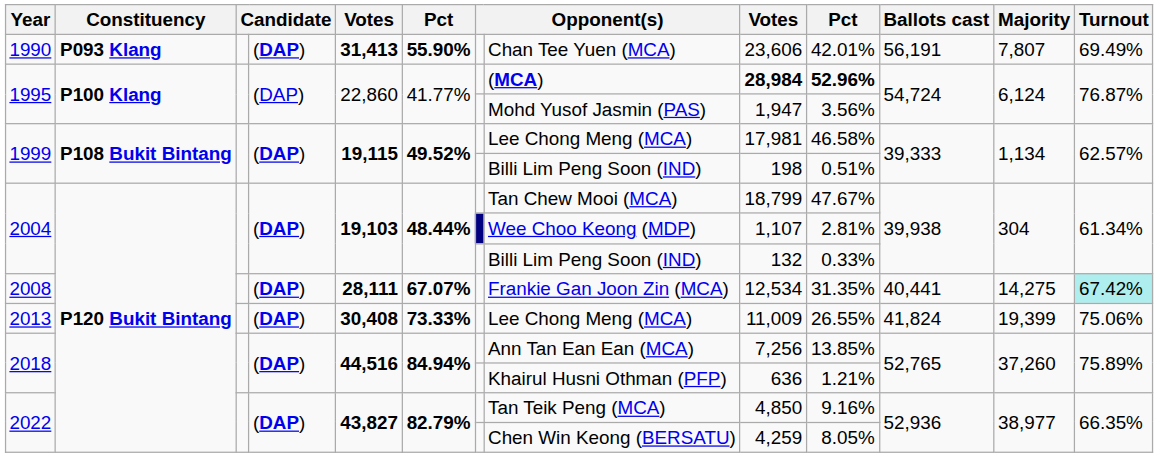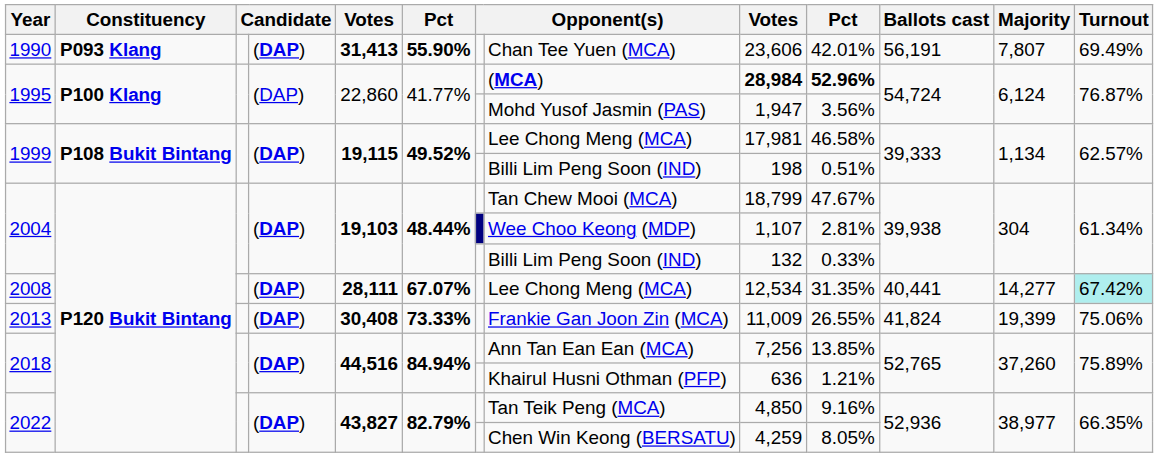(608, 288) Frankie Gan Joon Zin (MCA) -> (590, 288) Lee Chong Meng (MCA)
(1027, 288) 14,275 -> (1027, 288) 14,277
(590, 318) Lee Chong Meng (MCA) -> (608, 318) Frankie Gan Joon Zin (MCA)
